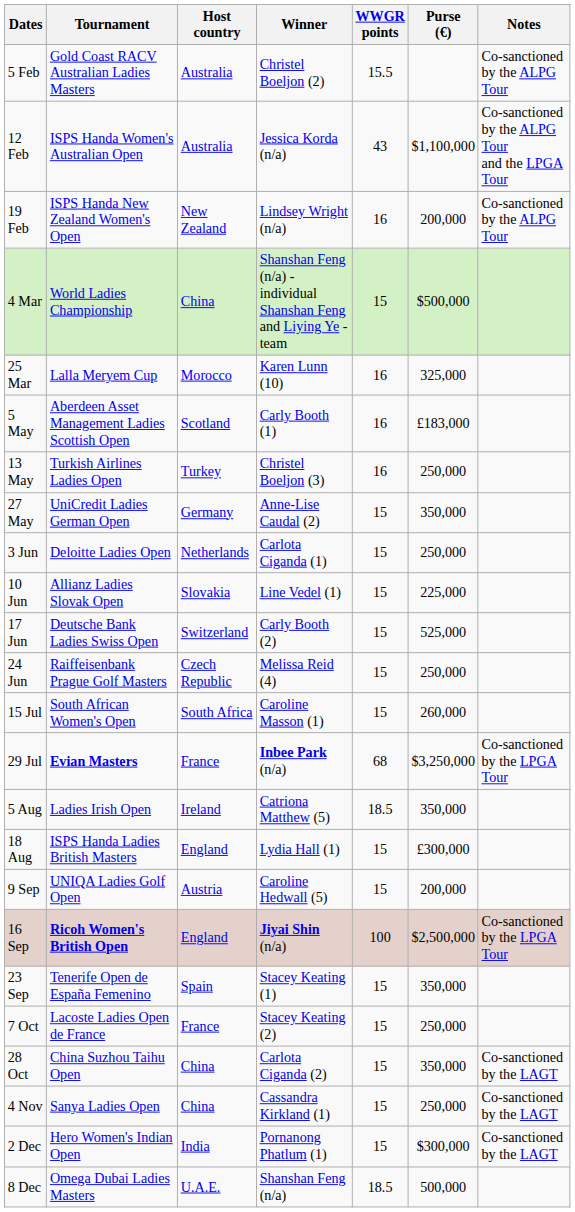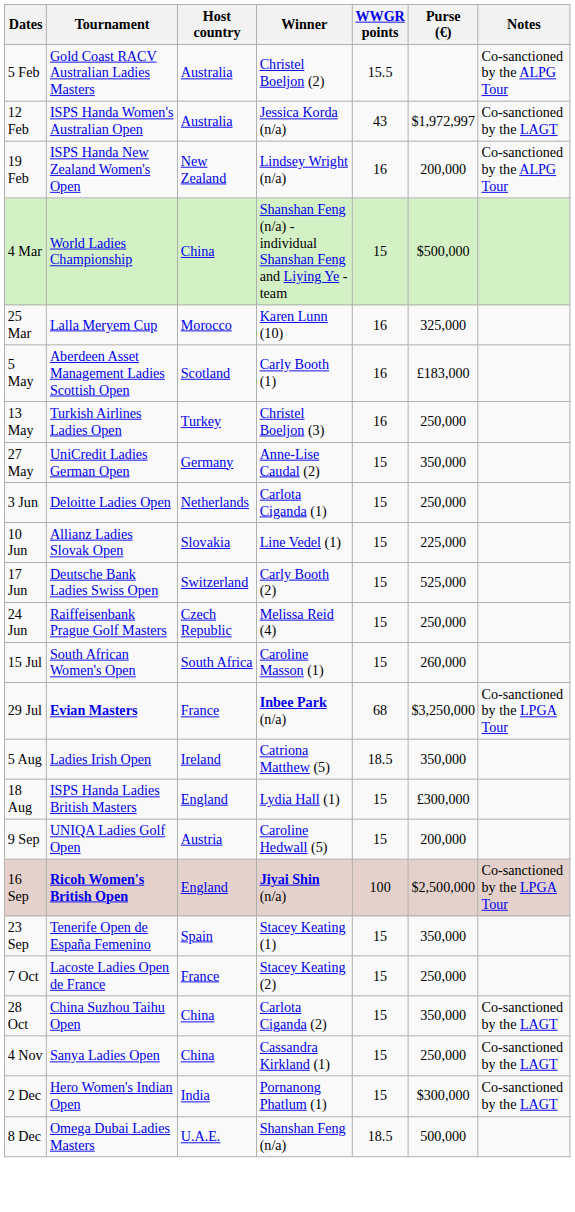(443, 146) $1,100,000 -> (443, 121) $1,972,997
(522, 146) Co-sanctioned by the ALPG Tour and the LPGA Tour -> (522, 121) Co-sanctioned by the LAGT
